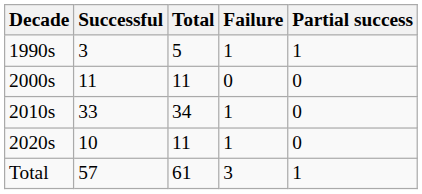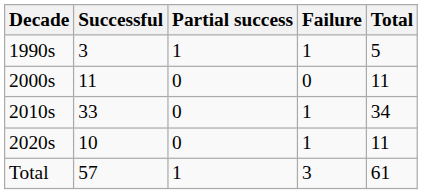columns swapped: (353, 19) <-> (193, 19)
